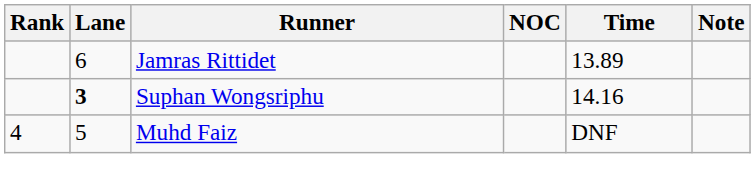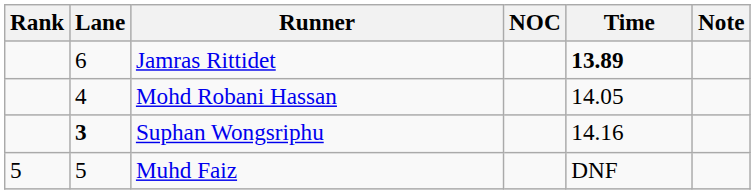(597, 59) normal -> (597, 59) bold
+ row: (236, 96)
(16, 133) 4 -> (16, 170) 5
